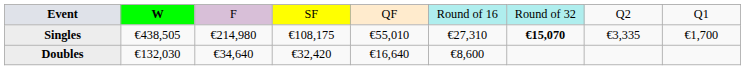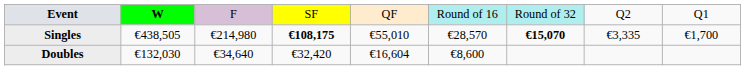(311, 35) normal -> (311, 35) bold
(467, 35) €27,310 -> (467, 35) €28,570
(389, 55) €16,640 -> (389, 55) €16,604
